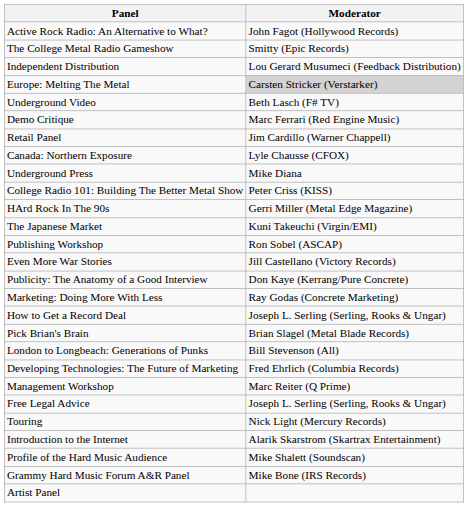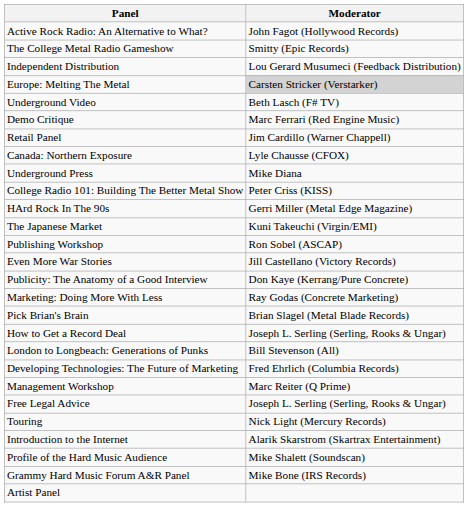rows swapped: (48, 333) <-> (66, 315)
